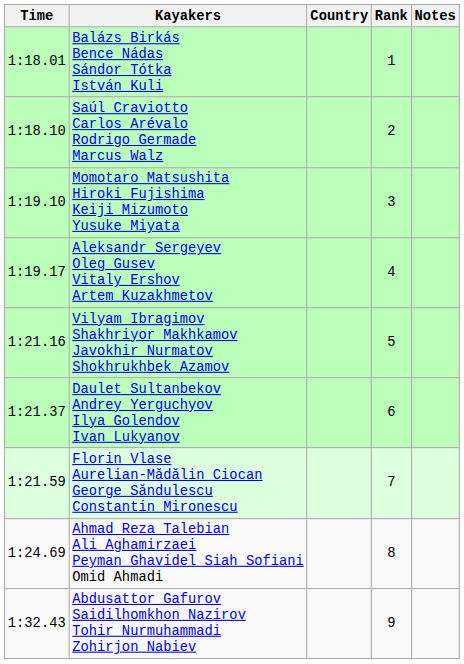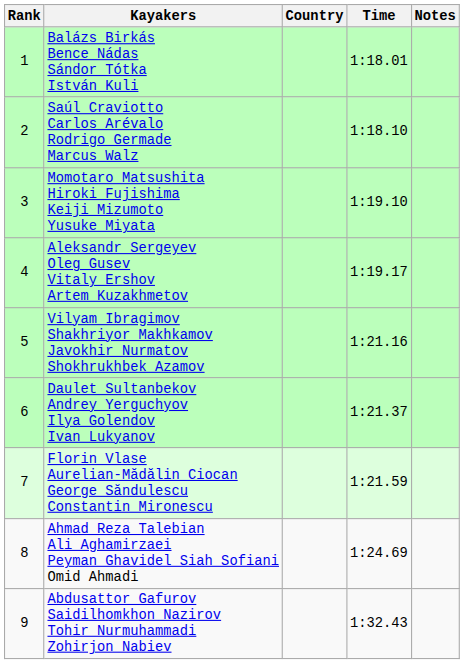columns swapped: (391, 16) <-> (37, 16)
